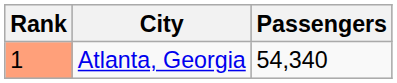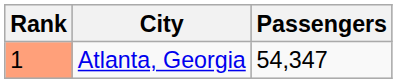(292, 60) 54,340 -> (292, 60) 54,347
